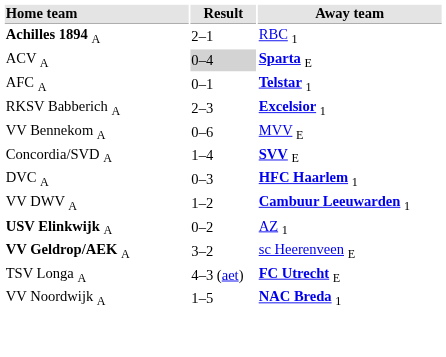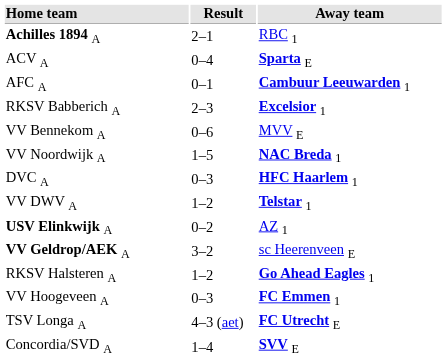(202, 60) lightgrey background -> (202, 60) no background
(285, 84) Telstar 1 -> (334, 84) Cambuur Leeuwarden 1
rows swapped: (59, 155) <-> (56, 298)
(334, 203) Cambuur Leeuwarden 1 -> (285, 203) Telstar 1
+ row: (61, 275)
+ row: (57, 298)
